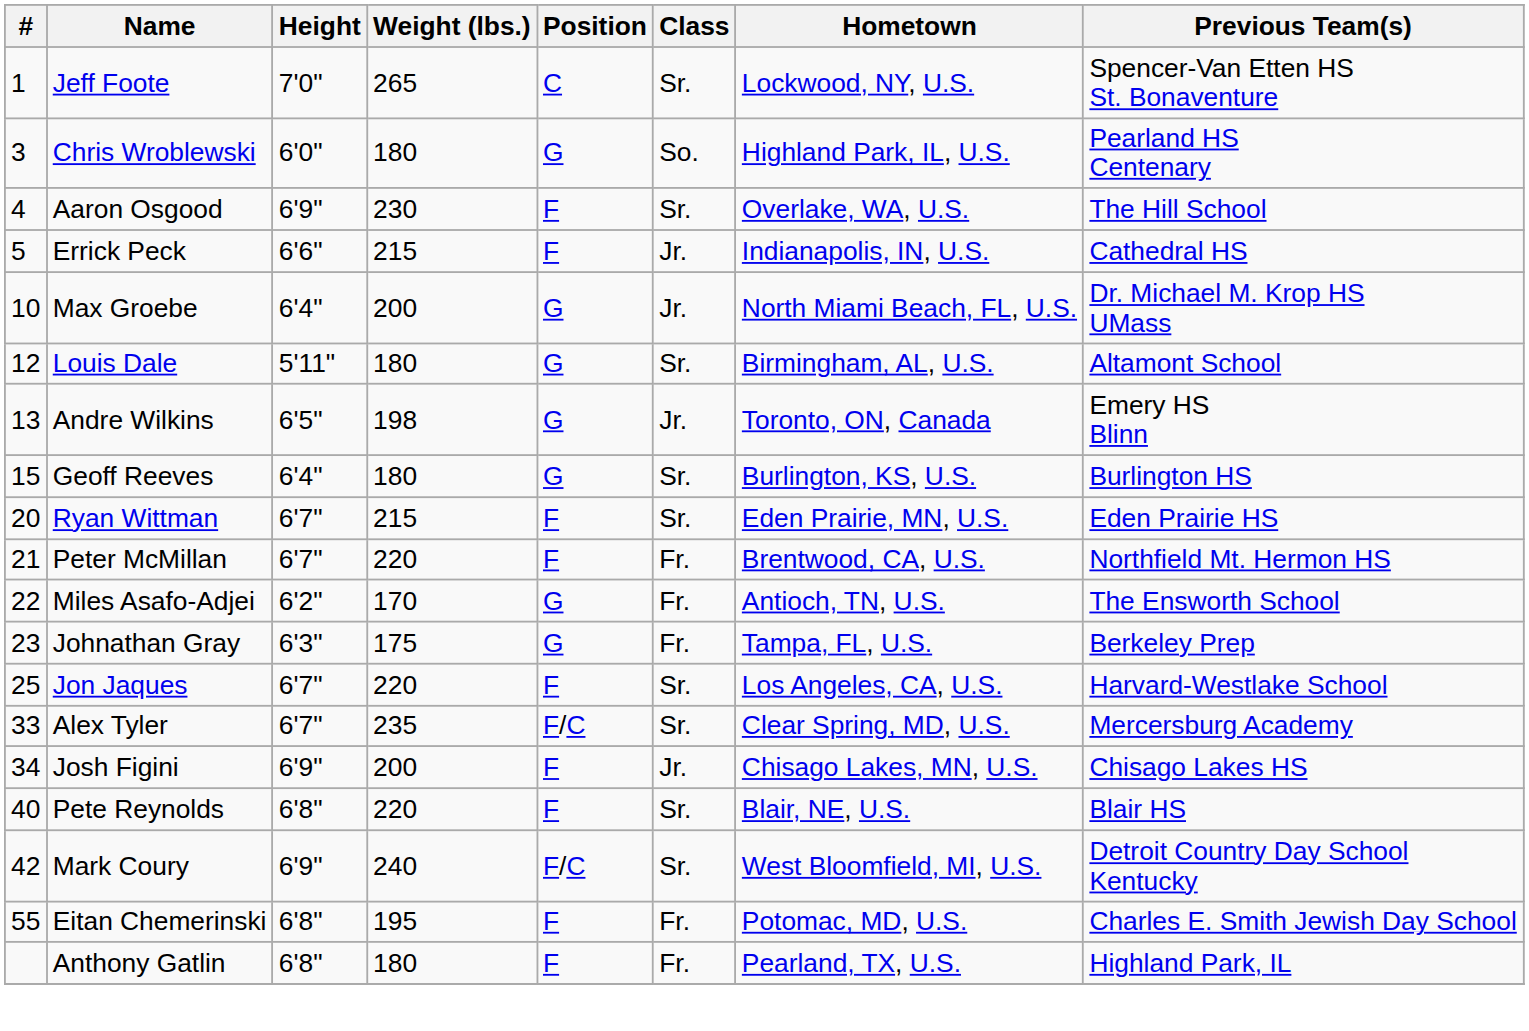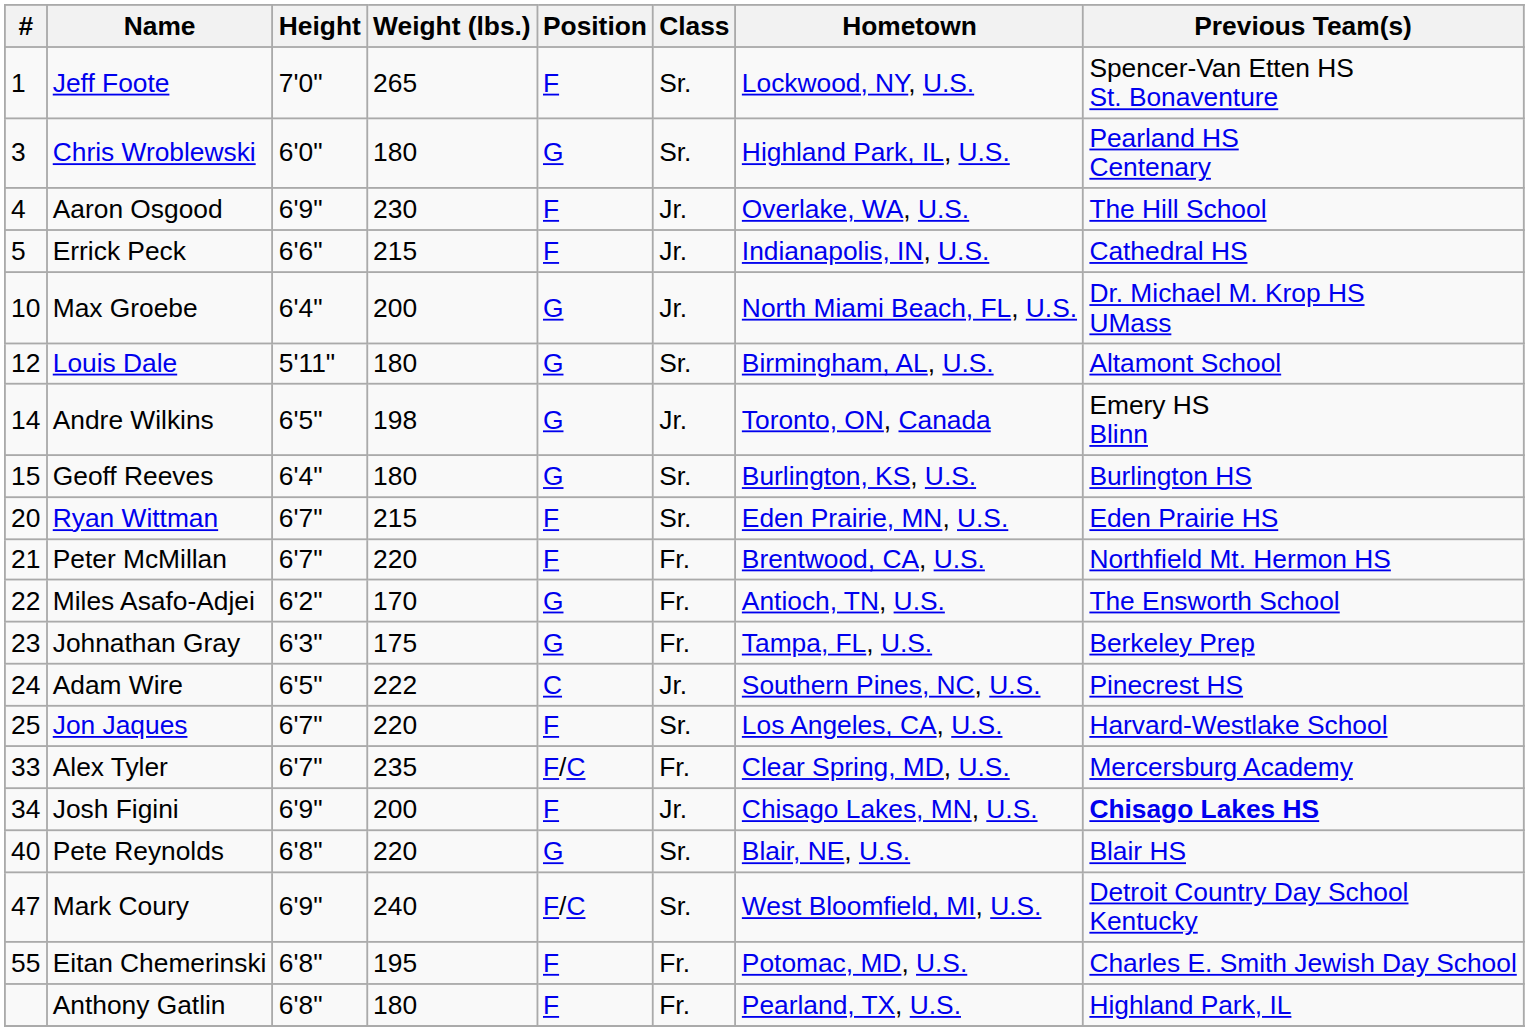(553, 82) C -> (551, 82) F
(679, 153) So. -> (675, 153) Sr.
(675, 210) Sr. -> (673, 210) Jr.
(26, 420) 13 -> (26, 420) 14
+ row: (118, 684)
(675, 726) Sr. -> (675, 768) Fr.
(1198, 768) normal -> (1204, 809) bold
(551, 809) F -> (553, 851) G
(26, 866) 42 -> (26, 907) 47
